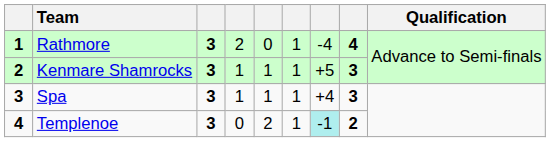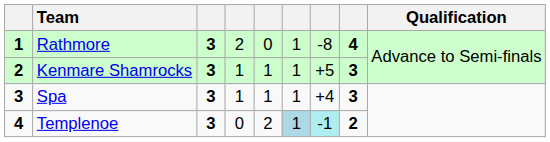(325, 44) -4 -> (325, 44) -8
(296, 123) no background -> (296, 123) lightblue background
